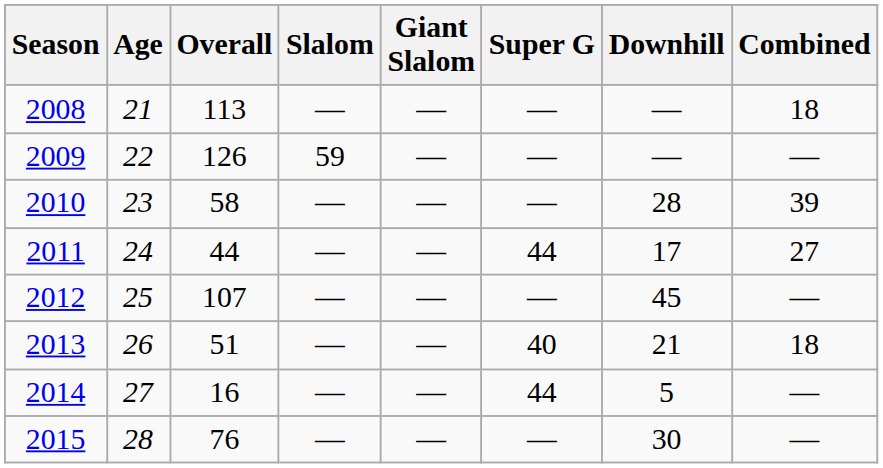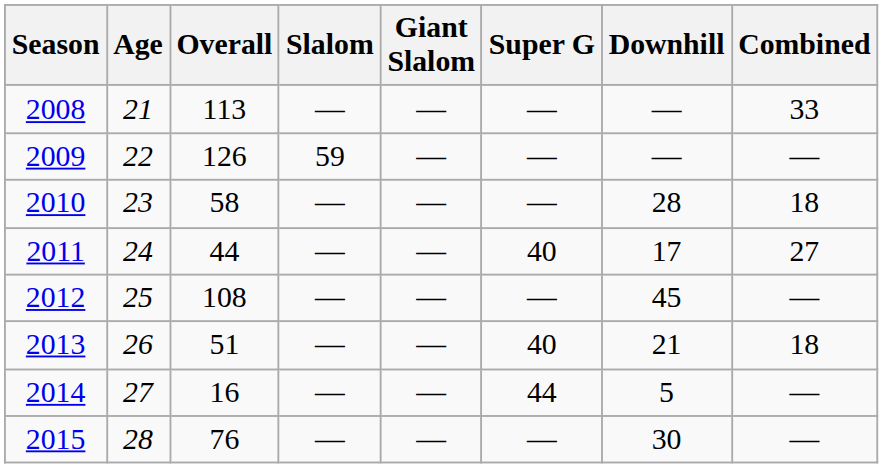(804, 108) 18 -> (804, 108) 33
(804, 203) 39 -> (804, 203) 18
(542, 250) 44 -> (542, 250) 40
(224, 297) 107 -> (224, 297) 108
